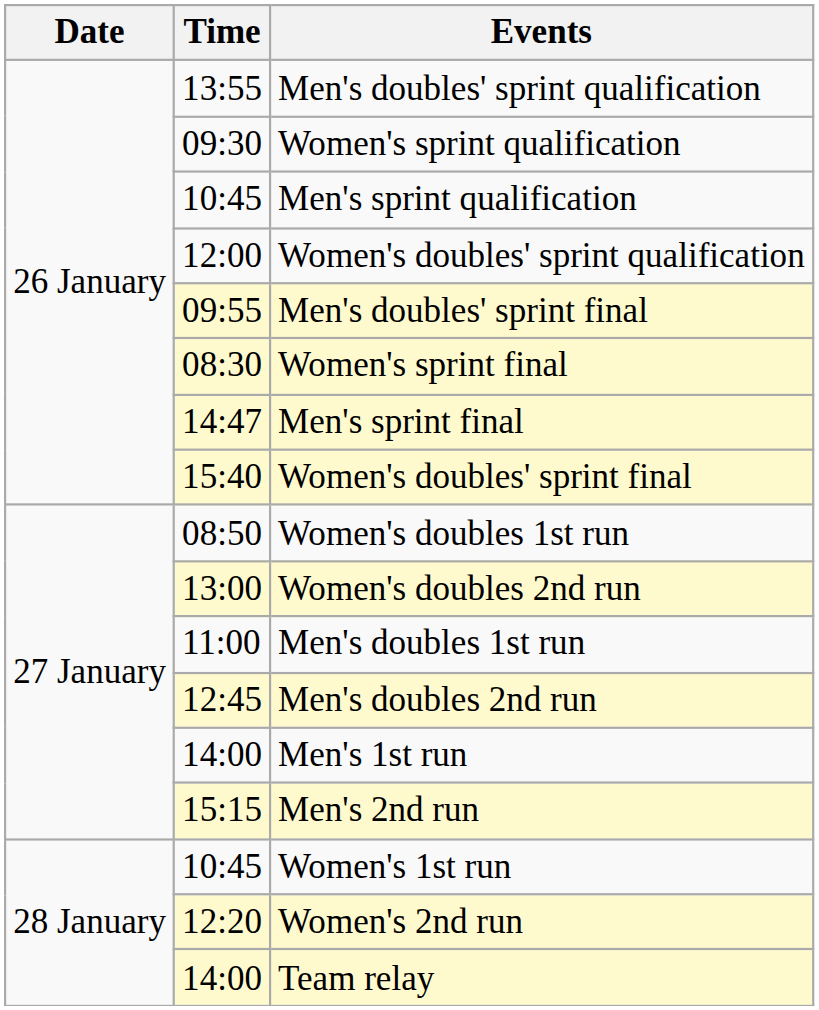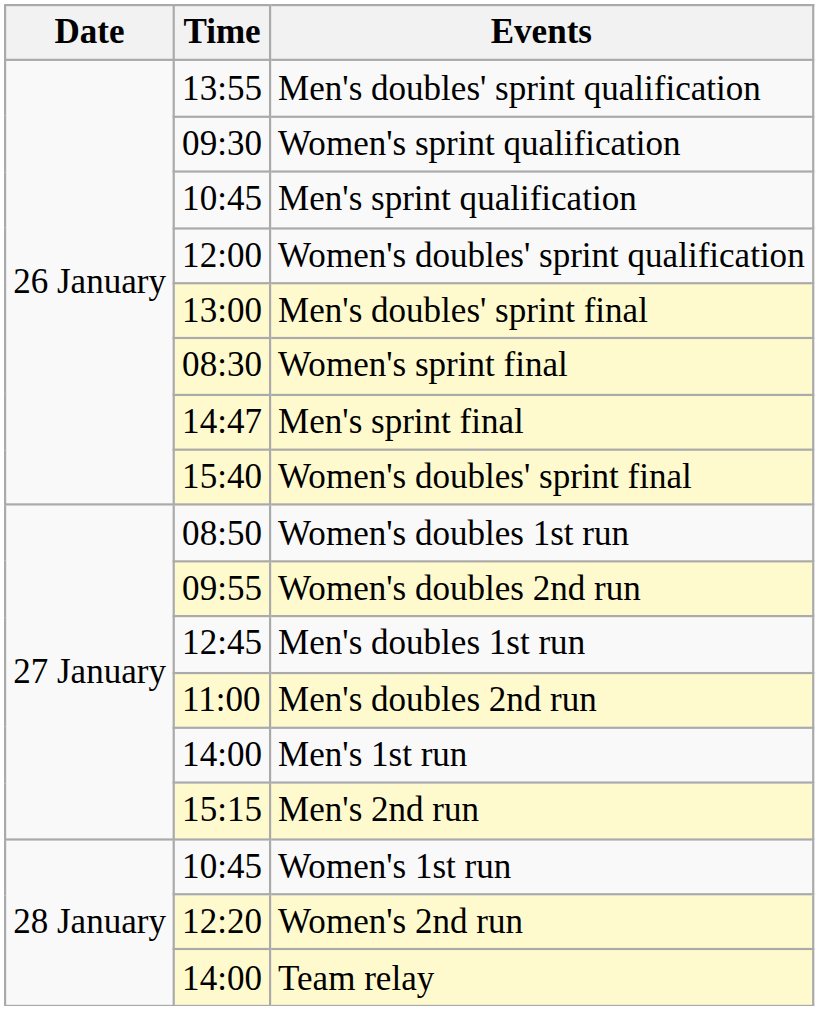(222, 310) 09:55 -> (222, 310) 13:00
(222, 587) 13:00 -> (222, 587) 09:55
(221, 643) 11:00 -> (222, 643) 12:45
(222, 699) 12:45 -> (221, 699) 11:00
